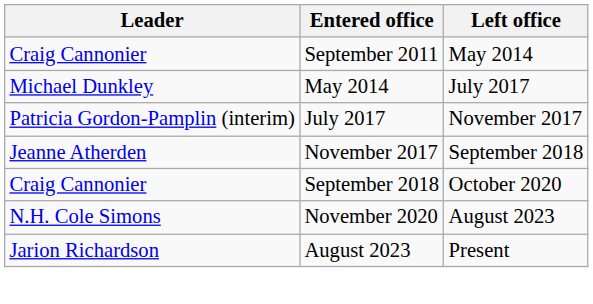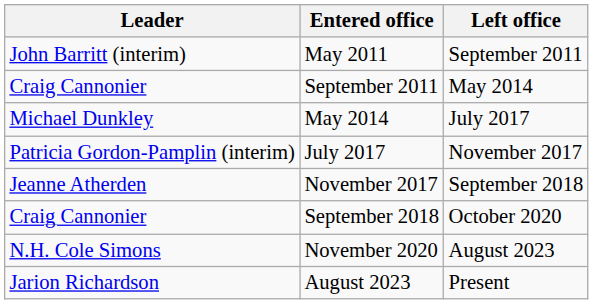+ row: (346, 53)
